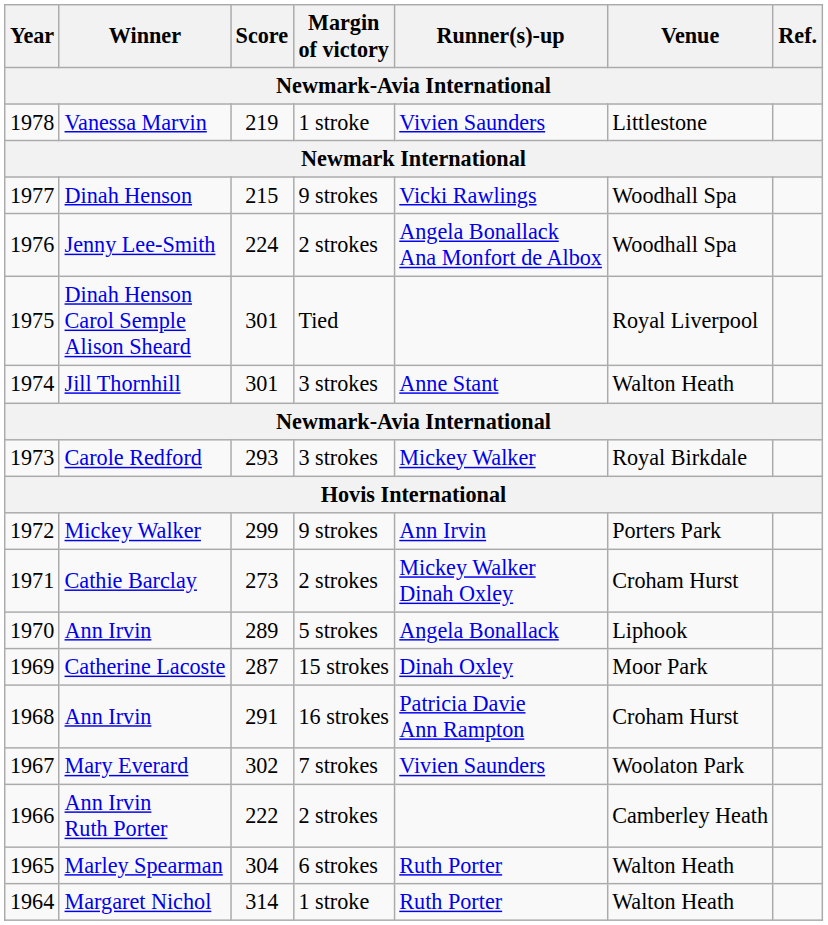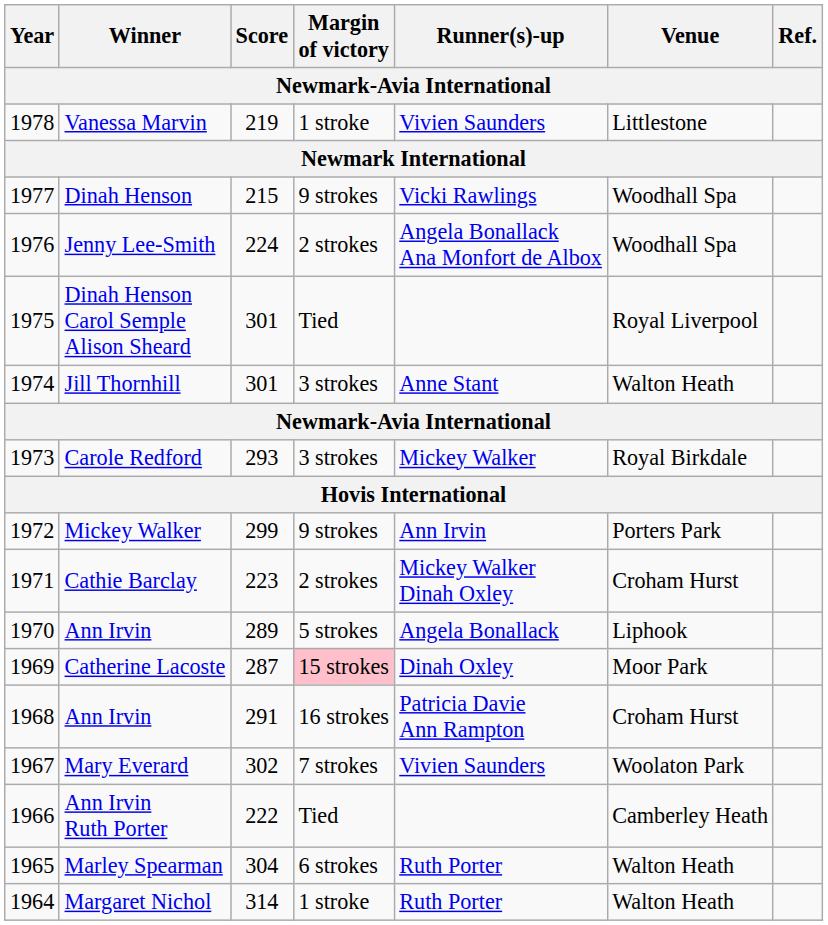(262, 580) 273 -> (262, 580) 223
(344, 666) no background -> (344, 666) pink background
(338, 815) 2 strokes -> (318, 815) Tied
